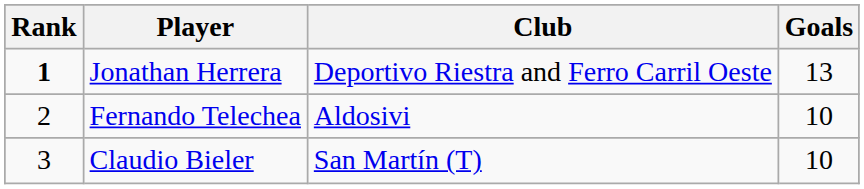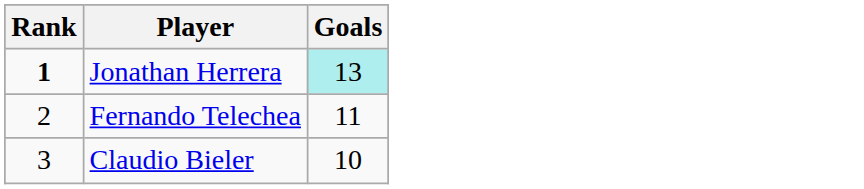- column: (543, 26)
(819, 71) no background -> (348, 71) paleturquoise background
(819, 115) 10 -> (348, 115) 11
